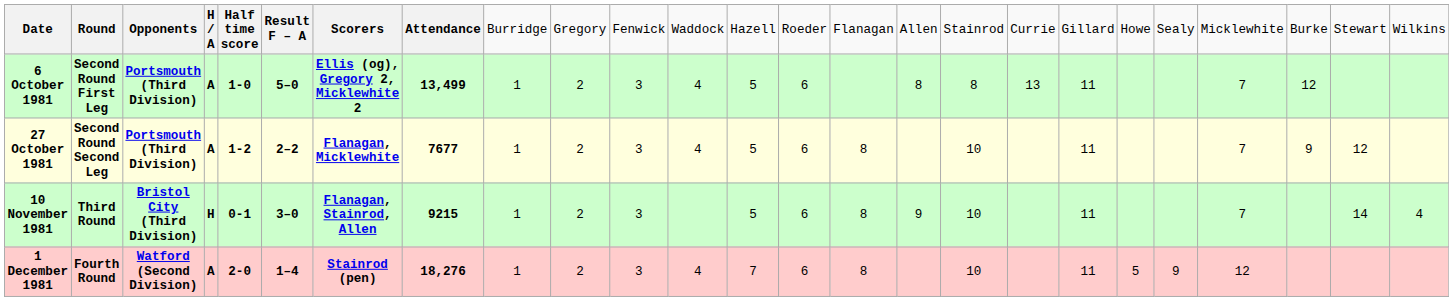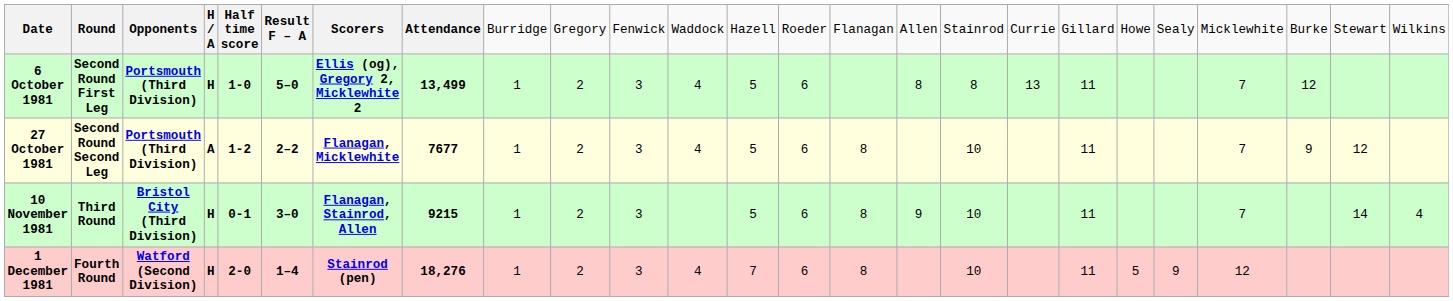(211, 86) A -> (211, 86) H
(211, 272) A -> (211, 272) H
